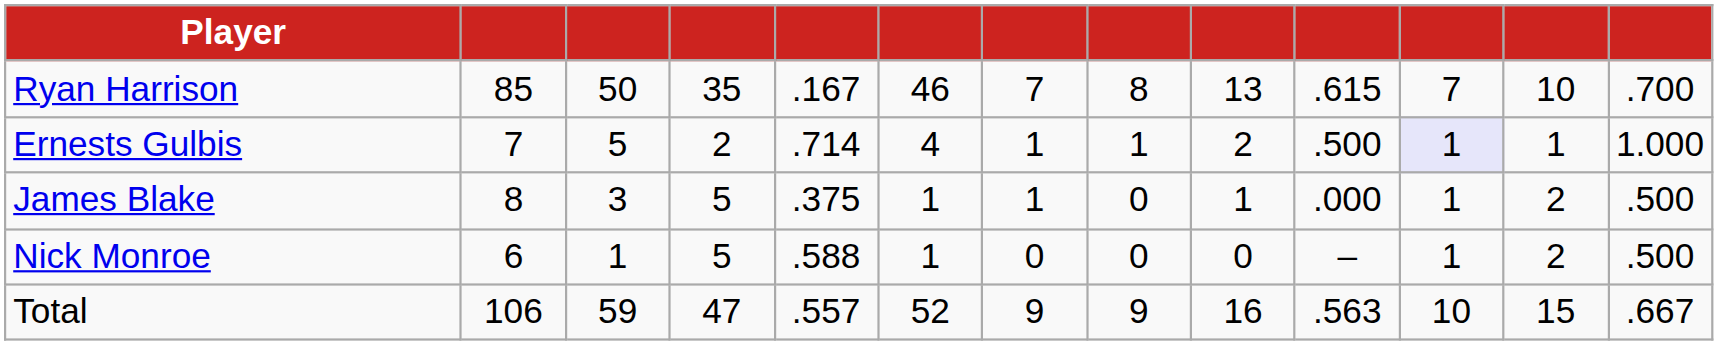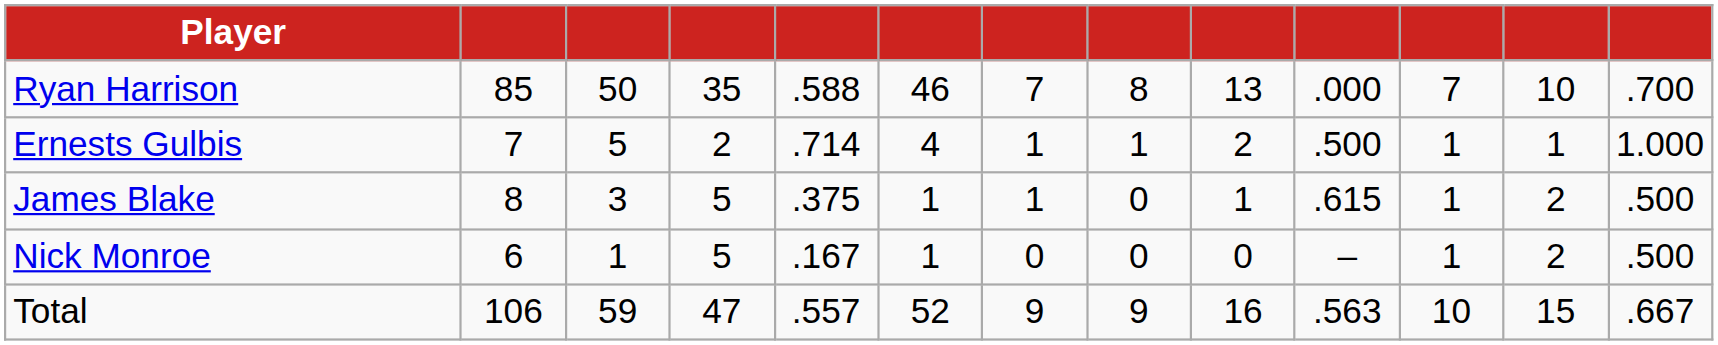(826, 88) .167 -> (826, 88) .588
(1347, 88) .615 -> (1347, 88) .000
(1451, 144) lavender background -> (1451, 144) no background
(1347, 199) .000 -> (1347, 199) .615
(826, 255) .588 -> (826, 255) .167
